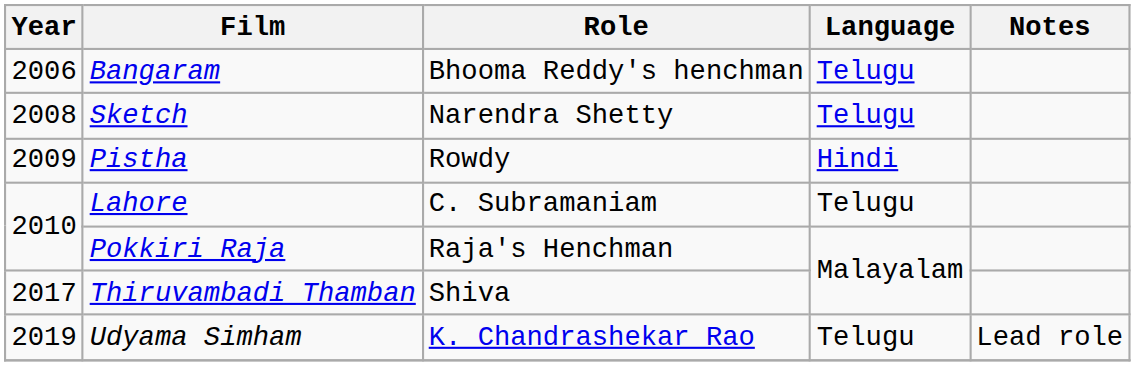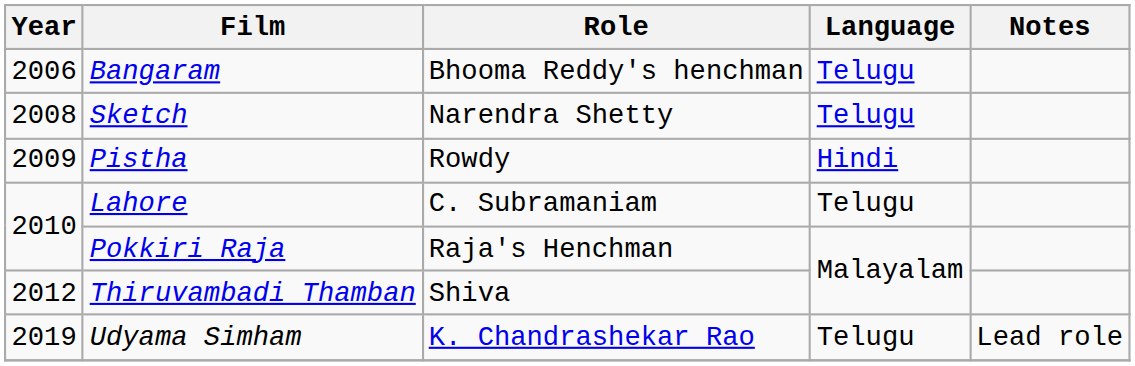(44, 293) 2017 -> (44, 293) 2012
